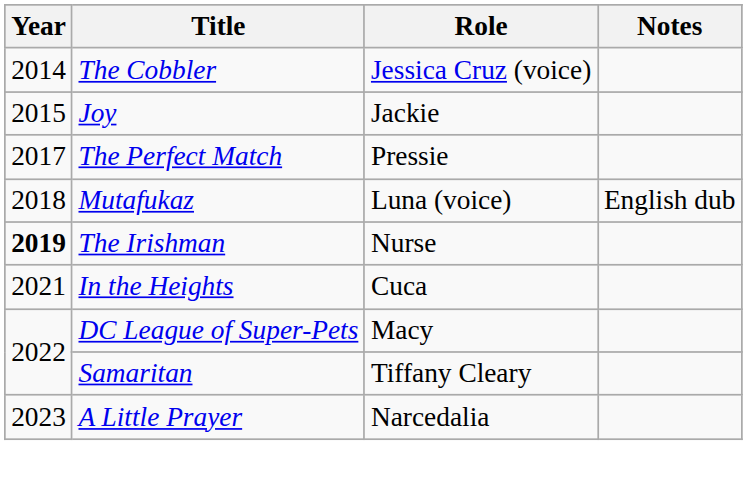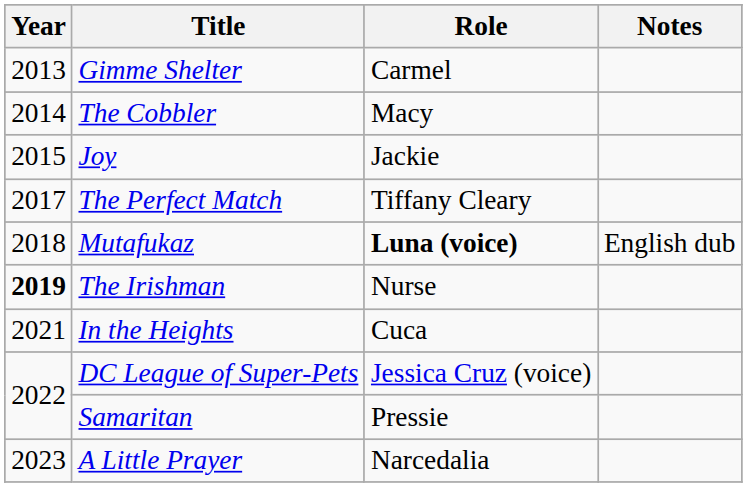+ row: (160, 69)
(481, 69) Jessica Cruz (voice) -> (402, 112) Macy
(410, 156) Pressie -> (451, 199) Tiffany Cleary
(441, 199) normal -> (444, 243) bold
(402, 329) Macy -> (481, 373) Jessica Cruz (voice)
(451, 373) Tiffany Cleary -> (410, 416) Pressie
